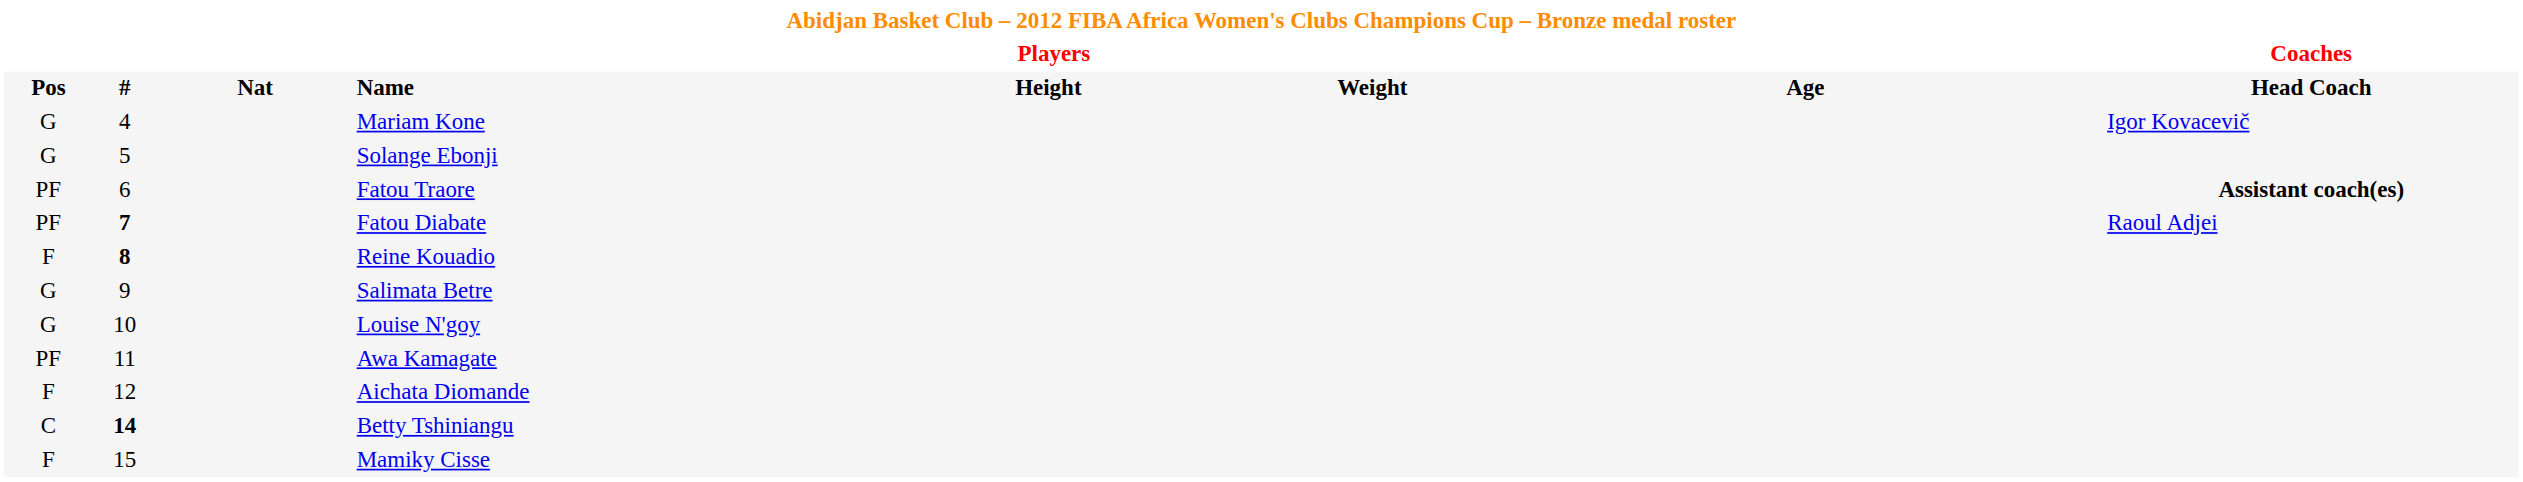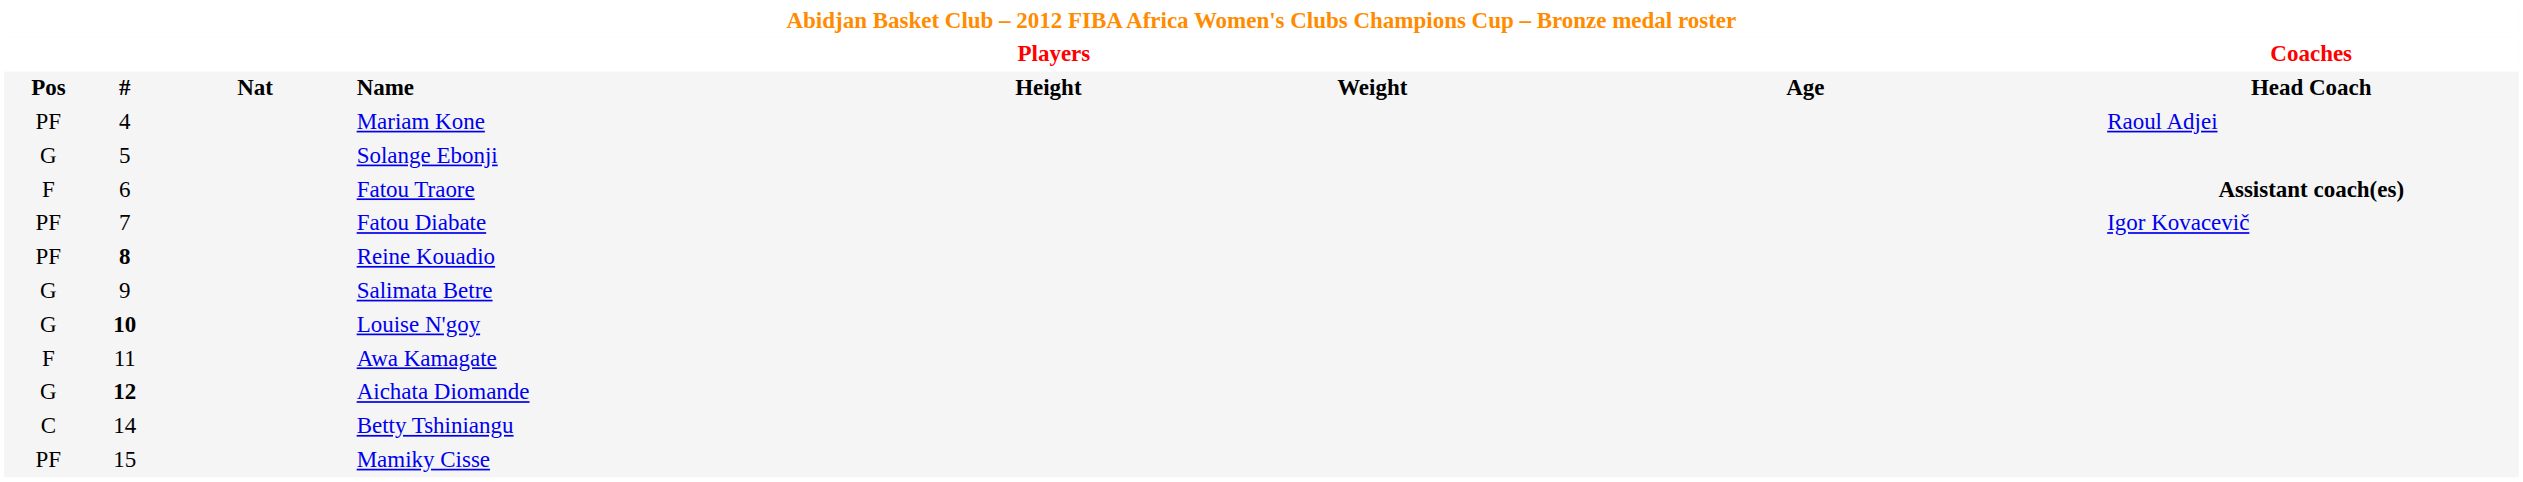(48, 121) G -> (48, 121) PF
(2178, 121) Igor Kovacevič -> (2162, 121) Raoul Adjei
(48, 189) PF -> (48, 189) F
(125, 223) bold -> (125, 223) normal
(2162, 223) Raoul Adjei -> (2178, 223) Igor Kovacevič
(48, 257) F -> (48, 257) PF
(125, 324) normal -> (125, 324) bold
(48, 358) PF -> (48, 358) F
(48, 392) F -> (48, 392) G
(125, 392) normal -> (125, 392) bold
(125, 426) bold -> (125, 426) normal
(48, 459) F -> (48, 459) PF
